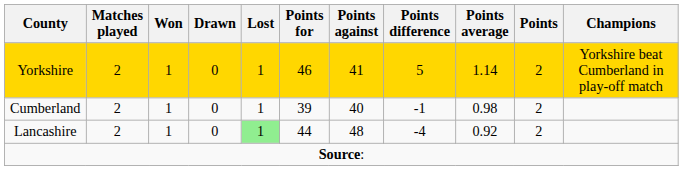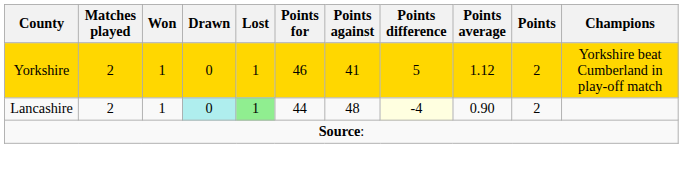(485, 70) 1.14 -> (482, 70) 1.12
- row: (45, 109)
(215, 131) no background -> (209, 109) paleturquoise background
(420, 131) no background -> (416, 109) lightyellow background
(485, 131) 0.92 -> (482, 109) 0.90
